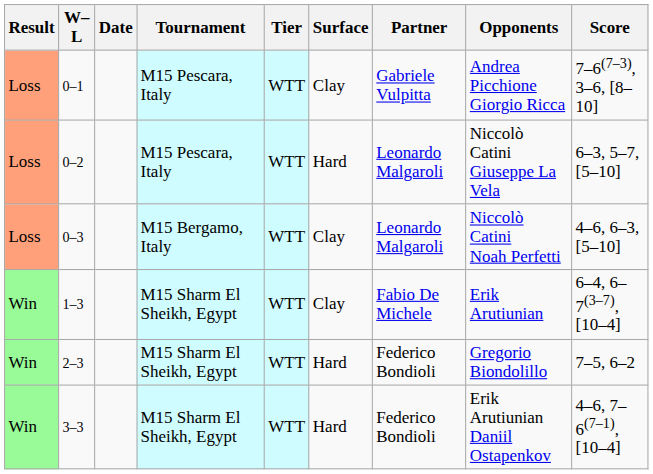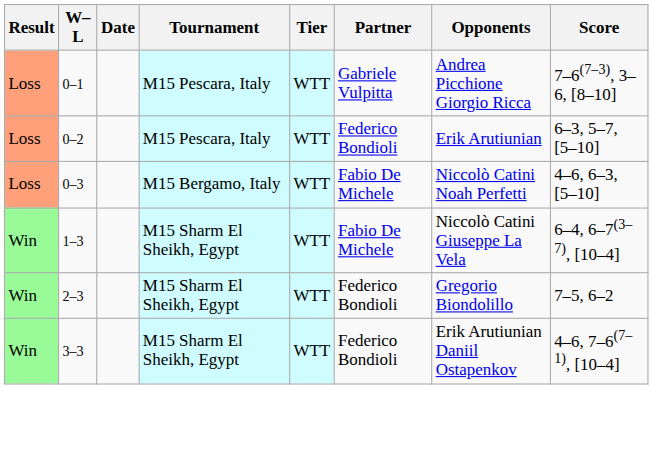- column: (341, 27)
(410, 162) Leonardo Malgaroli -> (368, 138) Federico Bondioli
(513, 162) Niccolò Catini Giuseppe La Vela -> (489, 138) Erik Arutiunian
(410, 236) Leonardo Malgaroli -> (369, 184) Fabio De Michele
(507, 304) Erik Arutiunian -> (485, 240) Niccolò Catini Giuseppe La Vela
